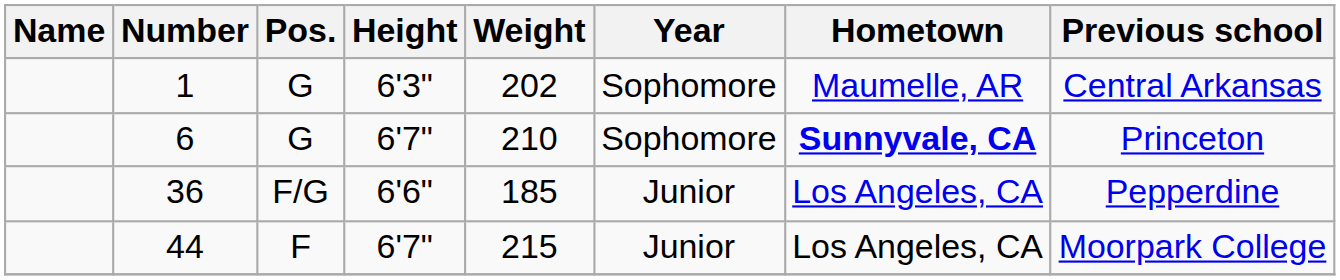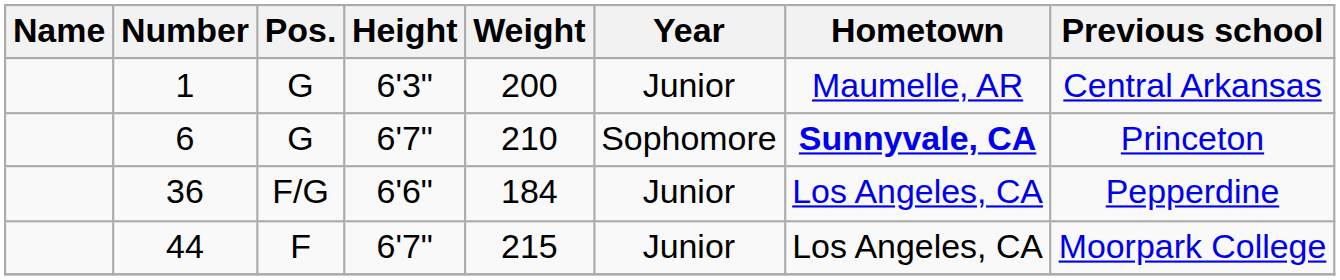(529, 85) 202 -> (529, 85) 200
(689, 85) Sophomore -> (689, 85) Junior
(529, 192) 185 -> (529, 192) 184
